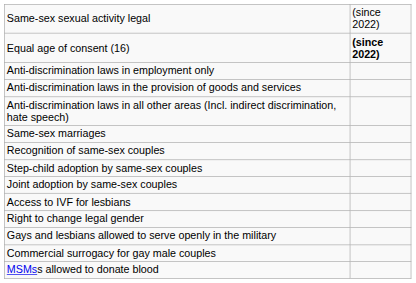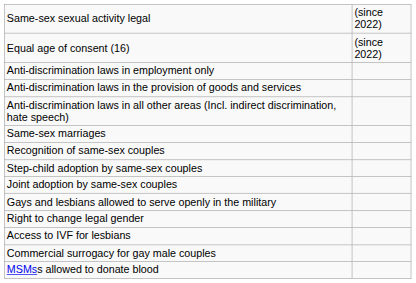(368, 48) bold -> (369, 48) normal
rows swapped: (141, 236) <-> (69, 202)
